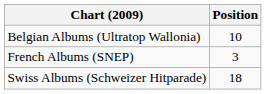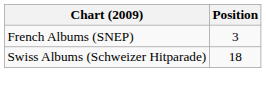- row: (104, 36)
